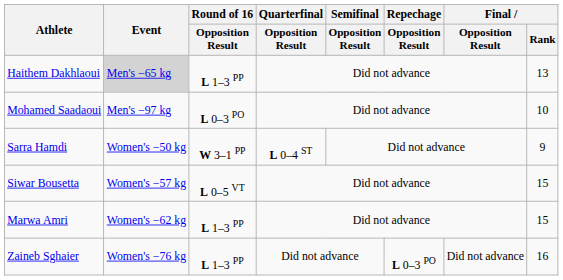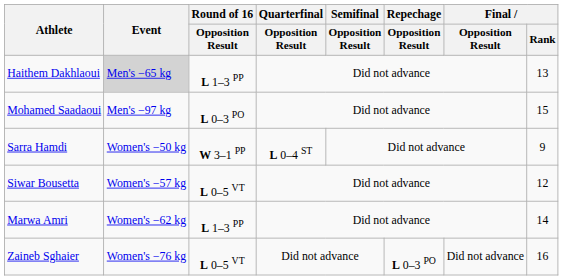(543, 110) 10 -> (543, 110) 15
(543, 183) 15 -> (543, 183) 12
(543, 220) 15 -> (543, 220) 14
(222, 263) L 1–3 PP -> (222, 263) L 0–5 VT
